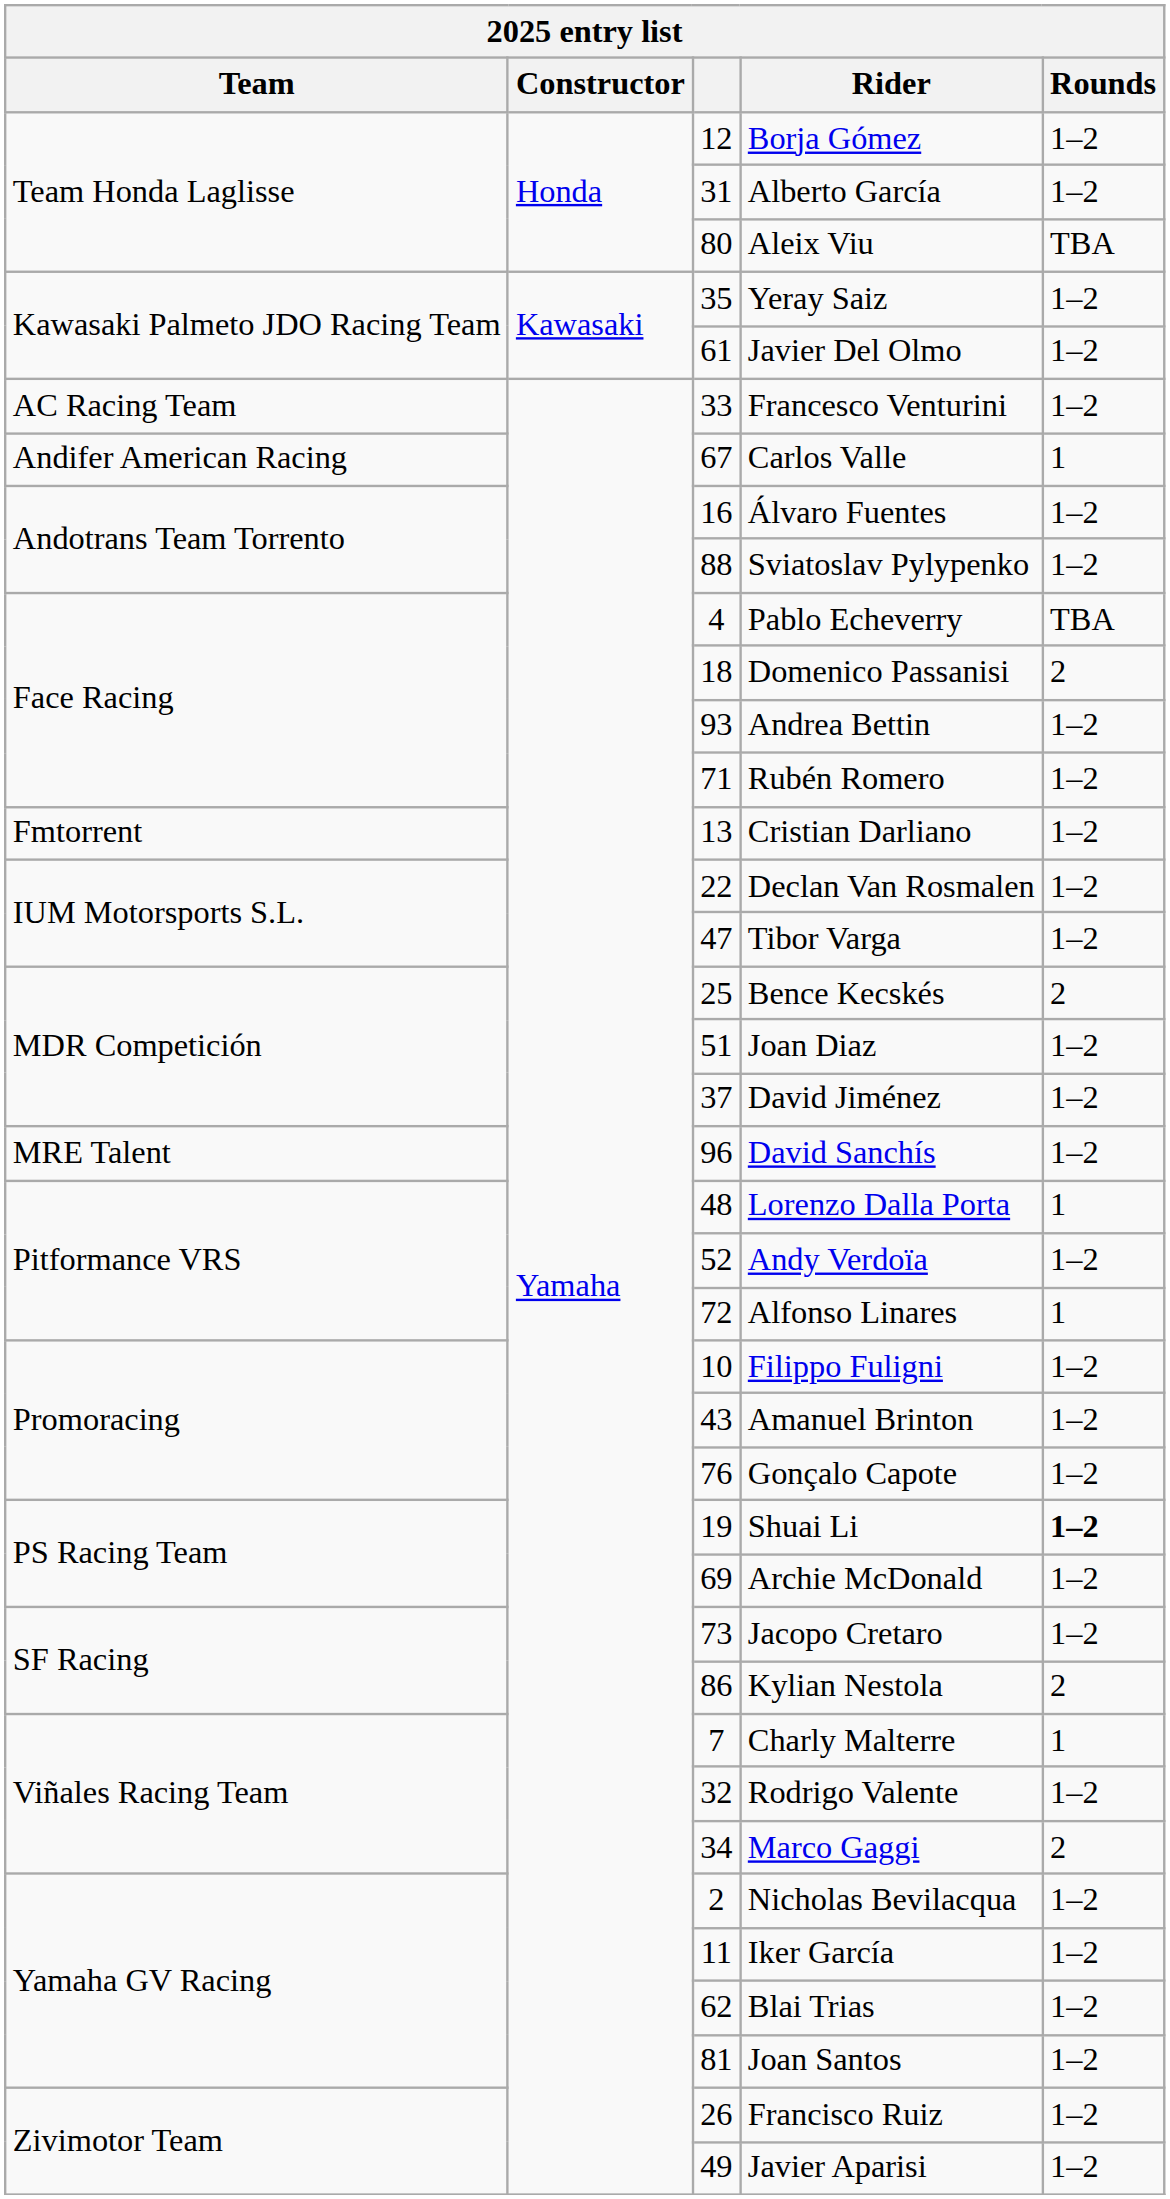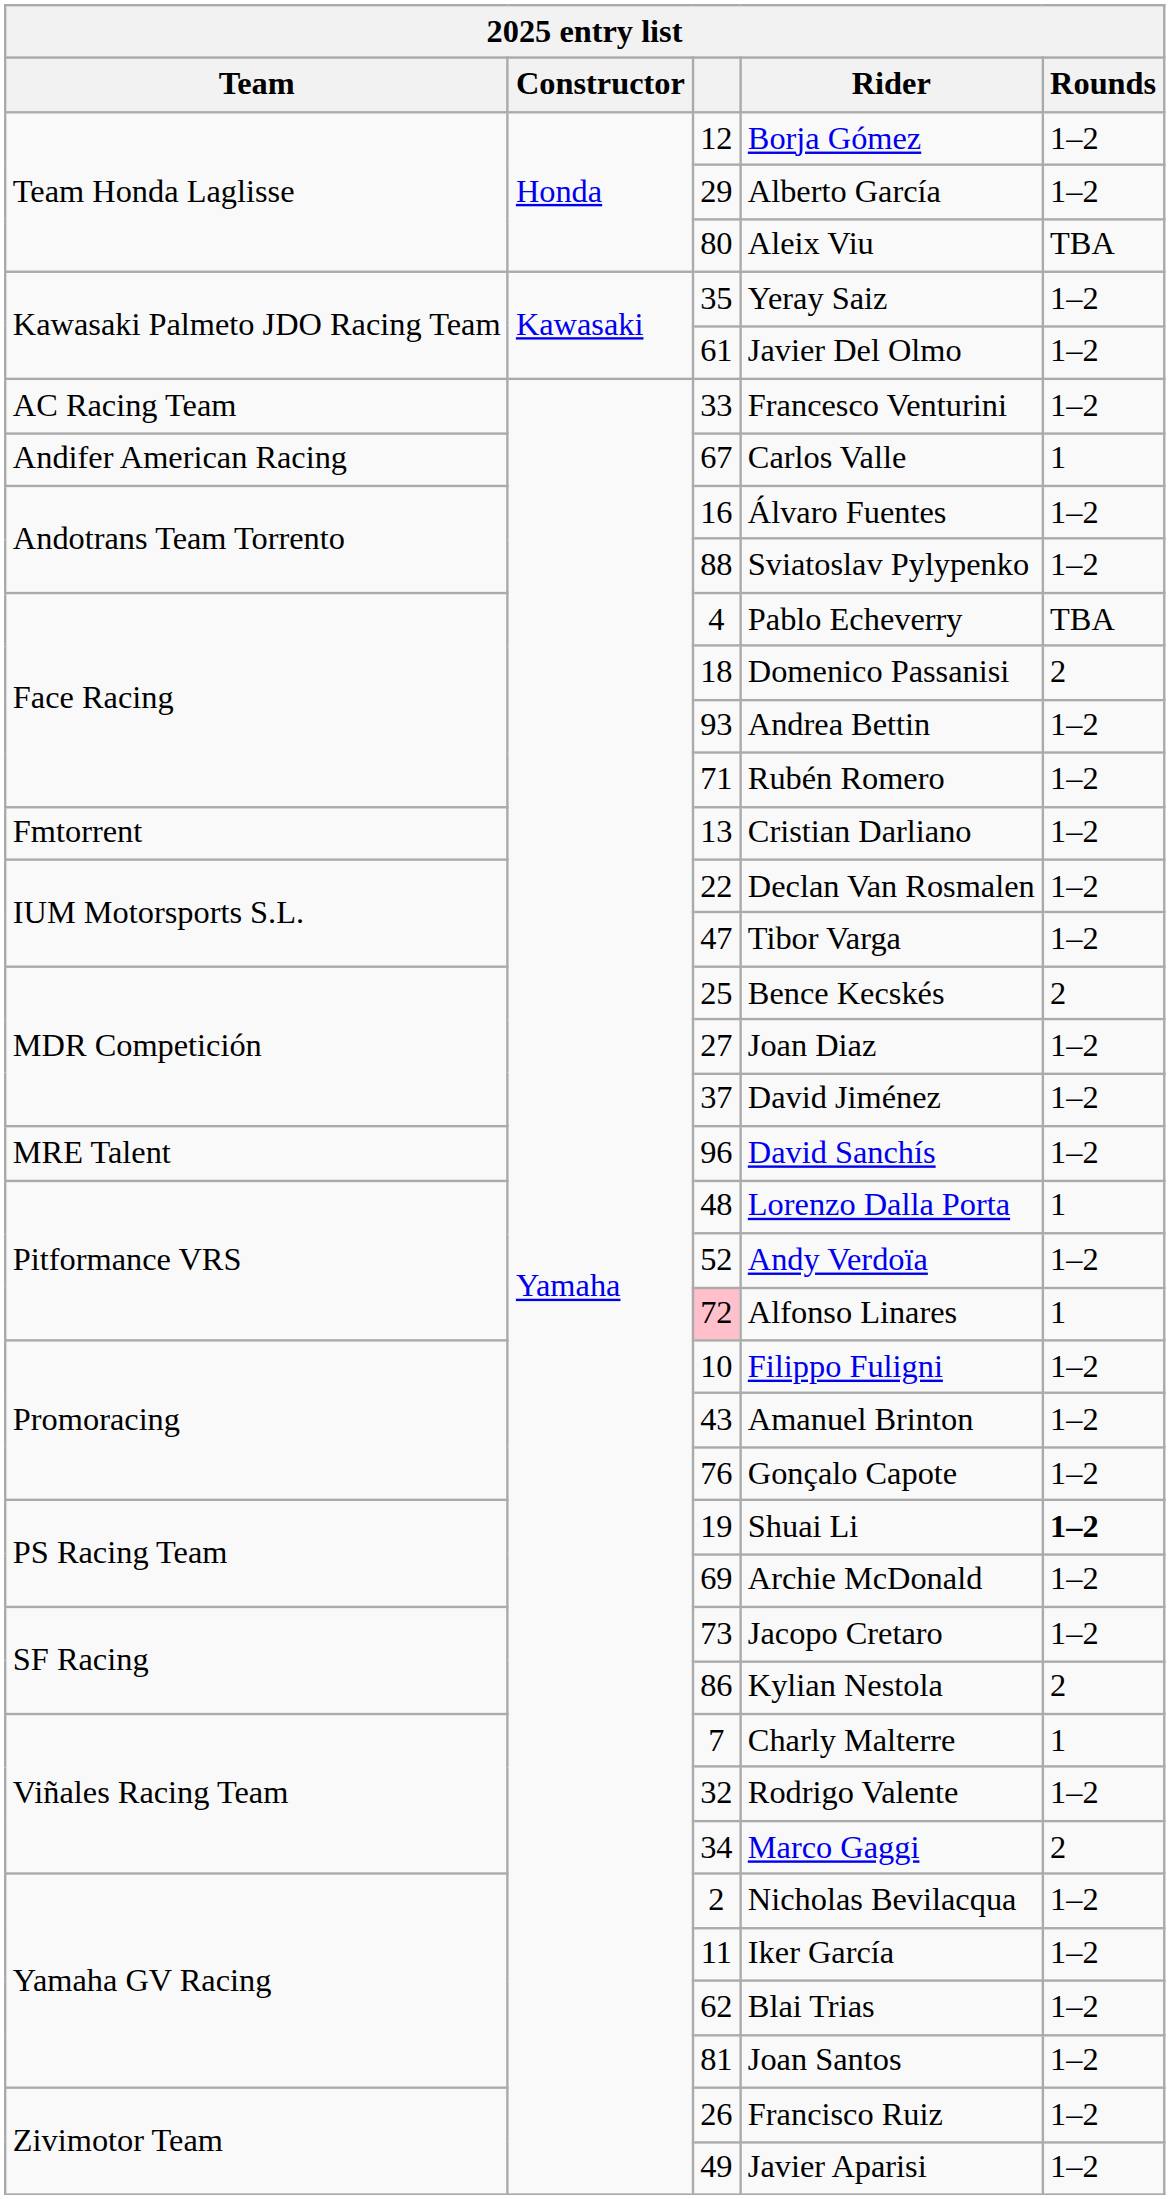(716, 190) 31 -> (716, 190) 29
(716, 1045) 51 -> (716, 1045) 27
(716, 1312) no background -> (716, 1312) pink background
